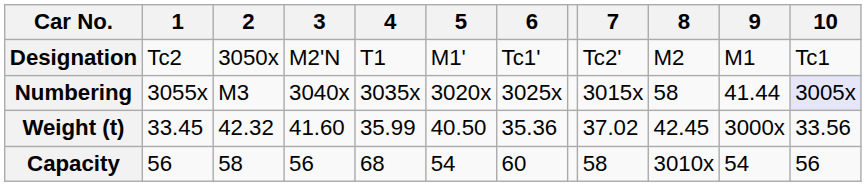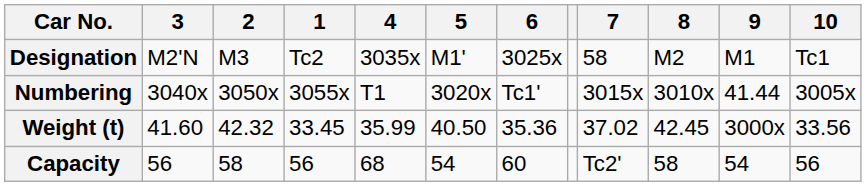columns swapped: (178, 22) <-> (319, 22)
(248, 57) 3050x -> (234, 57) M3
(373, 57) T1 -> (390, 57) 3035x
(521, 57) Tc1' -> (532, 57) 3025x
(602, 57) Tc2' -> (595, 57) 58
(234, 92) M3 -> (248, 92) 3050x
(390, 92) 3035x -> (373, 92) T1
(532, 92) 3025x -> (521, 92) Tc1'
(666, 92) 58 -> (684, 92) 3010x
(826, 92) lavender background -> (826, 92) no background
(595, 163) 58 -> (602, 163) Tc2'
(684, 163) 3010x -> (666, 163) 58
